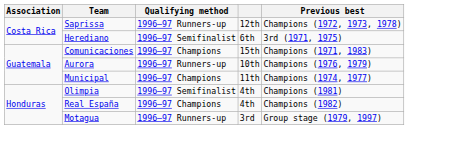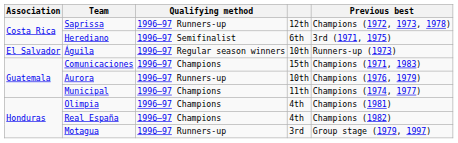+ row: (79, 51)
(187, 91) 1996–97 Semifinalist -> (179, 104) 1996–97 Champions
